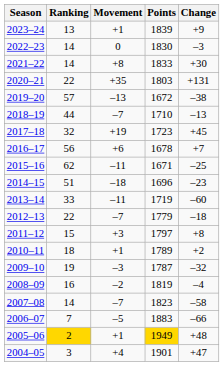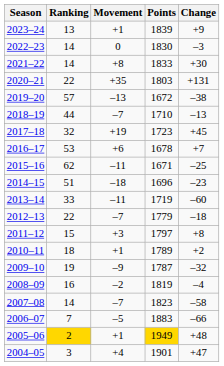(69, 149) 56 -> (69, 149) 53
(118, 268) –3 -> (118, 268) –9
